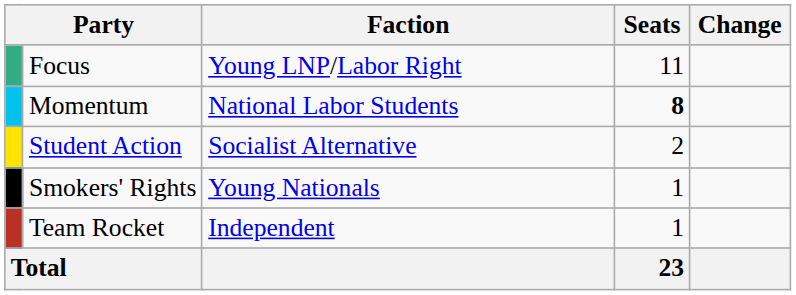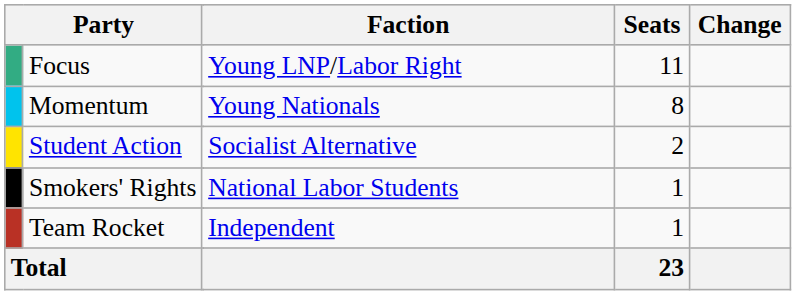(333, 106) National Labor Students -> (294, 106) Young Nationals
(678, 106) bold -> (678, 106) normal
(294, 187) Young Nationals -> (333, 187) National Labor Students
